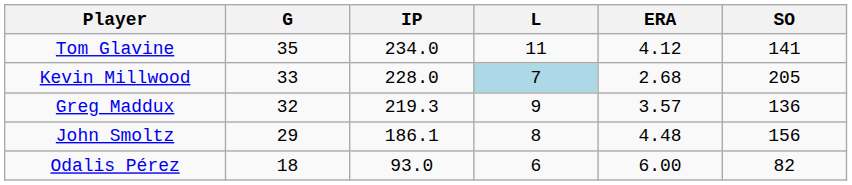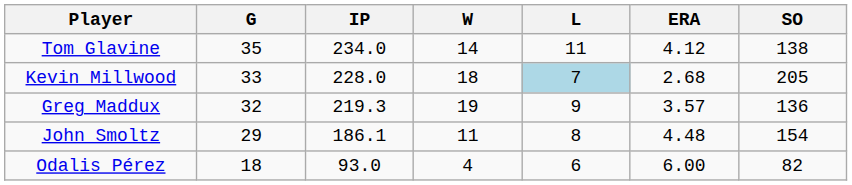+ column: (468, 19)
(784, 49) 141 -> (792, 49) 138
(784, 136) 156 -> (792, 136) 154
